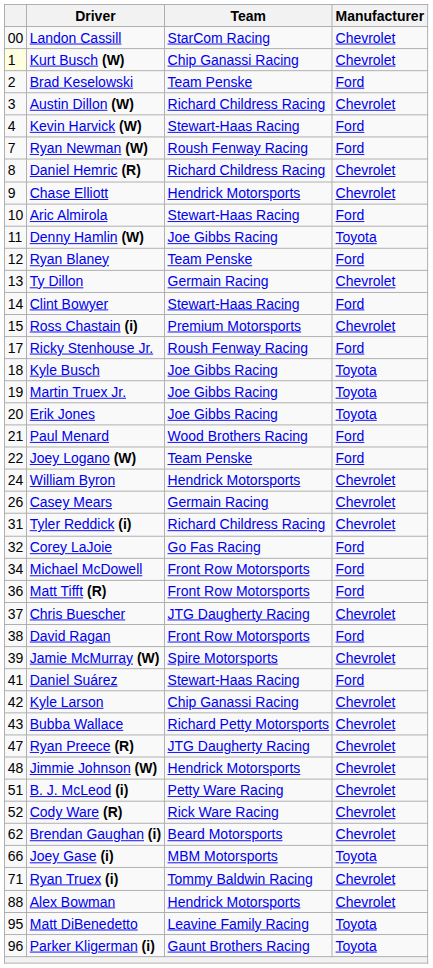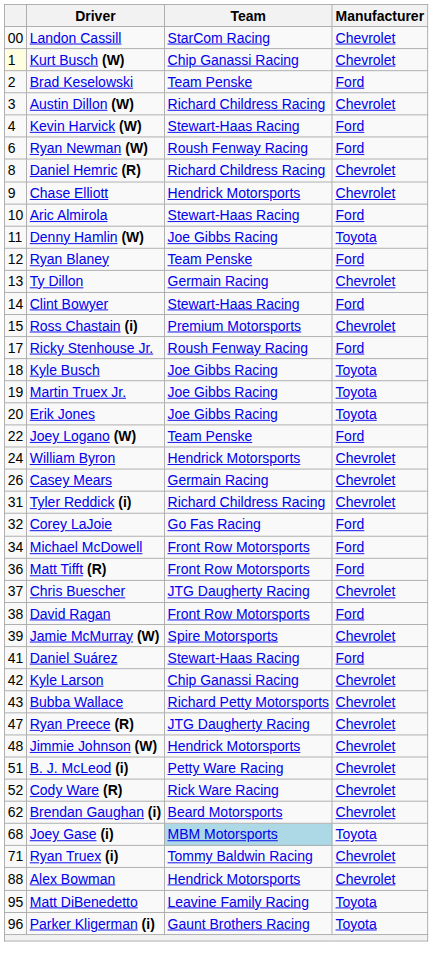(12, 149) 7 -> (12, 149) 6
- row: (69, 436)
(15, 857) 66 -> (15, 835) 68
(223, 857) no background -> (223, 835) lightblue background
